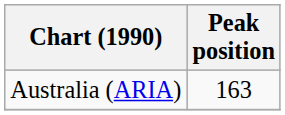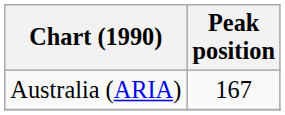(234, 89) 163 -> (234, 89) 167
